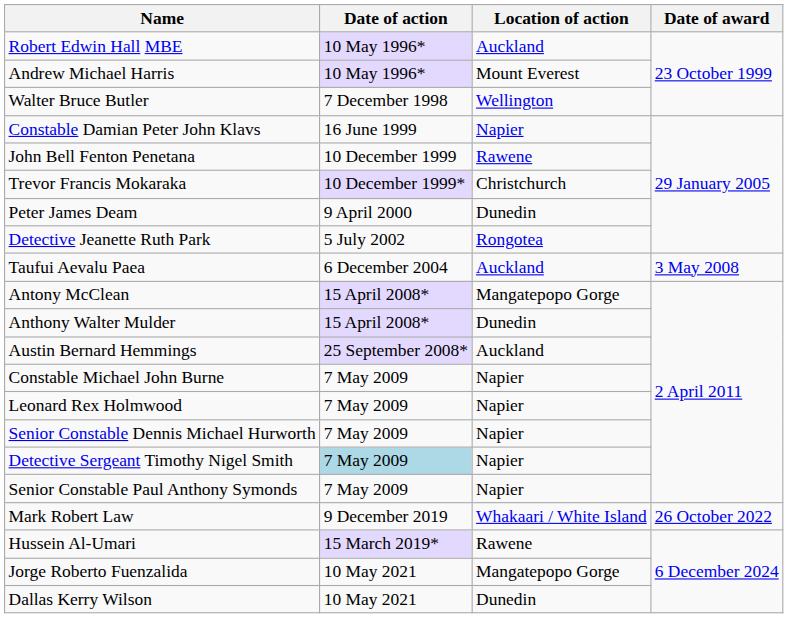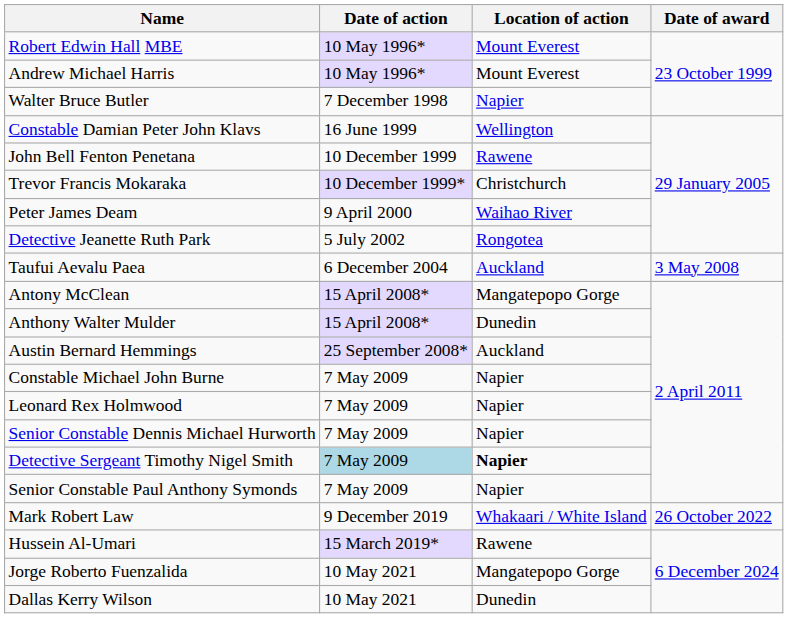(510, 45) Auckland -> (528, 45) Mount Everest
(515, 101) Wellington -> (500, 101) Napier
(500, 128) Napier -> (515, 128) Wellington
(506, 211) Dunedin -> (524, 211) Waihao River
(500, 460) normal -> (502, 460) bold
